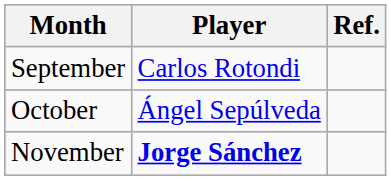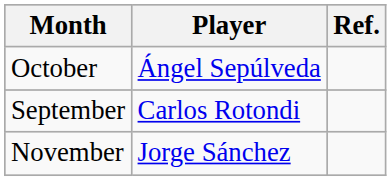rows swapped: (68, 68) <-> (54, 110)
(220, 152) bold -> (214, 152) normal
